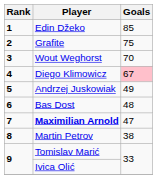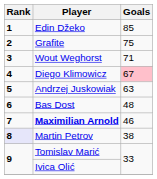(129, 58) 70 -> (129, 58) 71
(129, 89) 49 -> (129, 89) 63
(129, 120) 47 -> (129, 120) 46
(9, 136) no background -> (9, 136) lavender background
